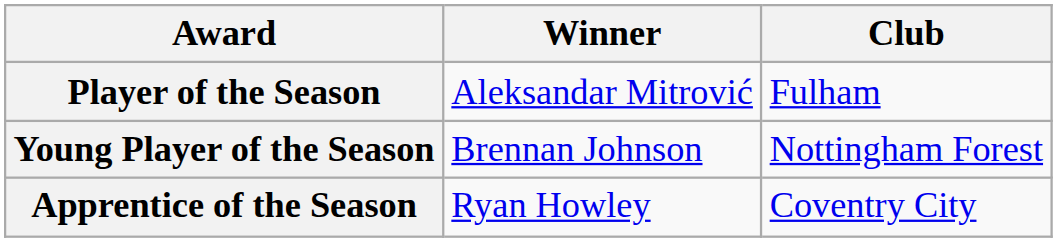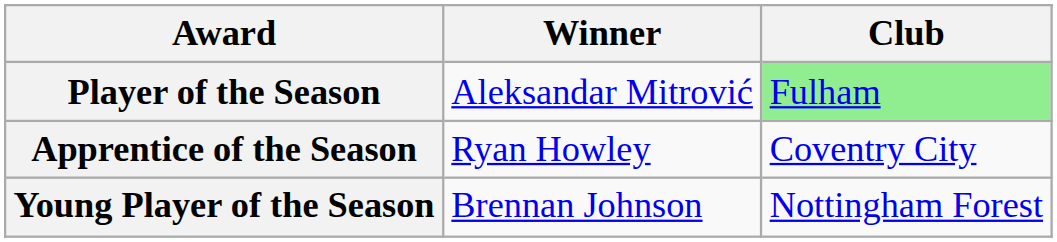(825, 90) no background -> (825, 90) lightgreen background
rows swapped: (224, 148) <-> (224, 206)
